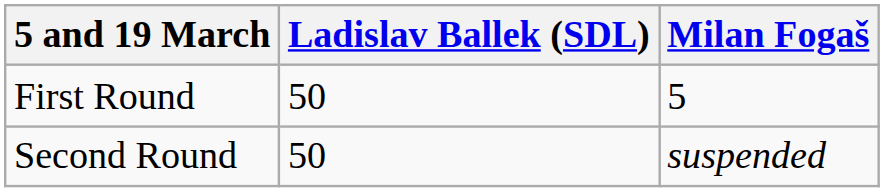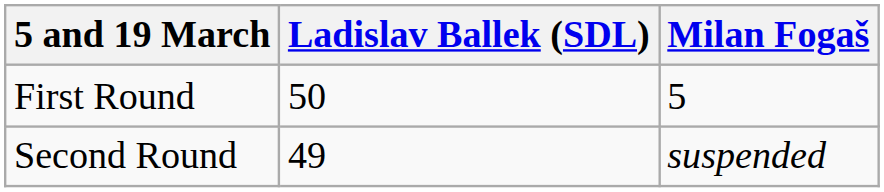(307, 155) 50 -> (307, 155) 49
